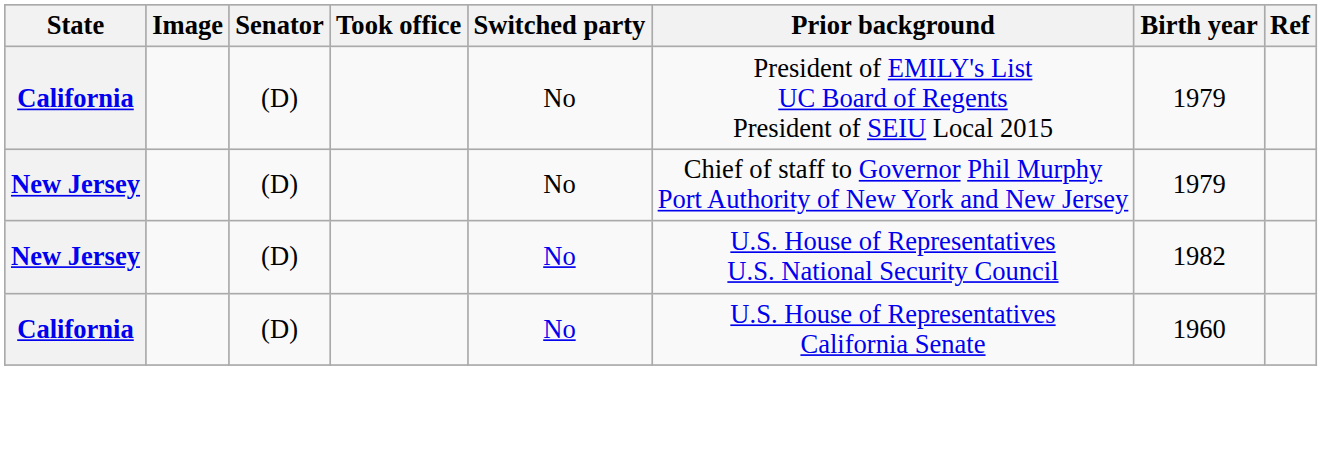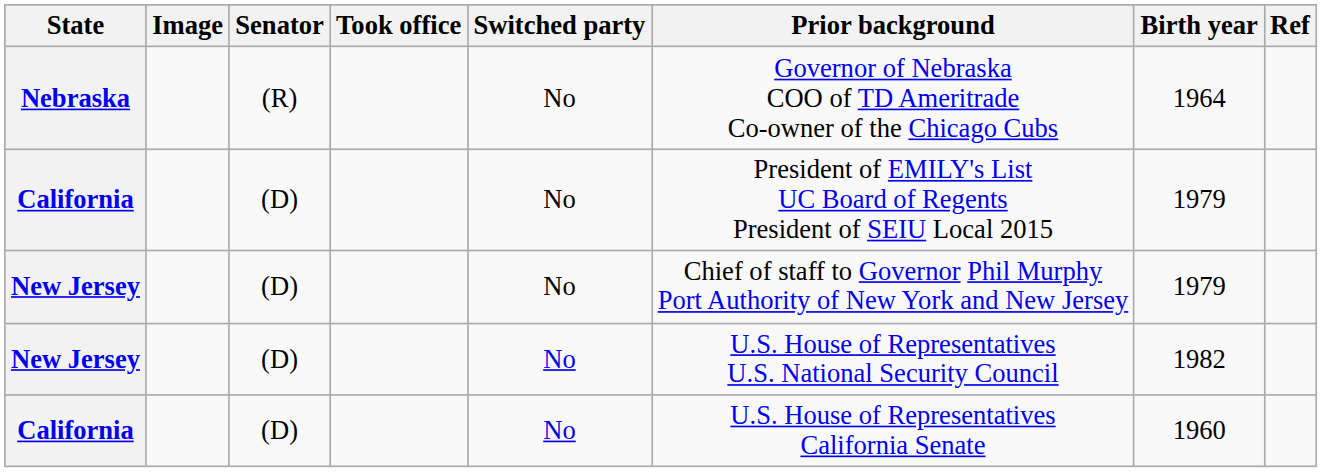+ row: (75, 97)
